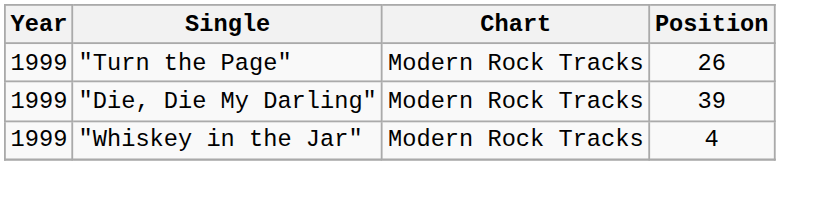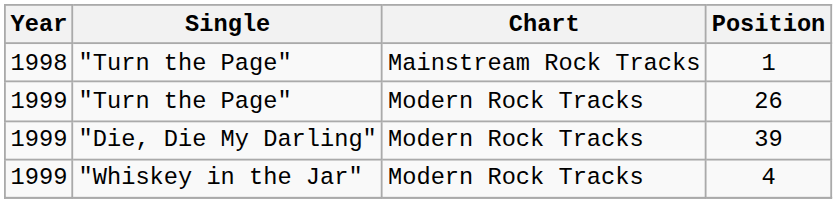+ row: (768, 63)
